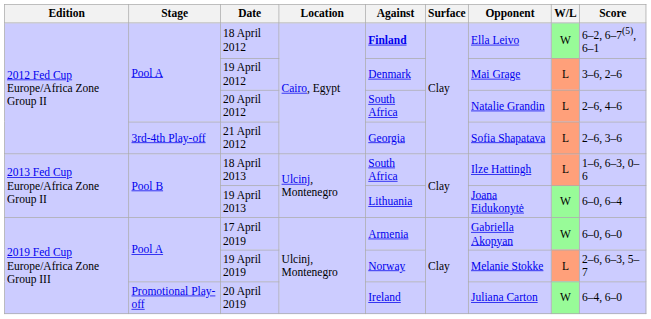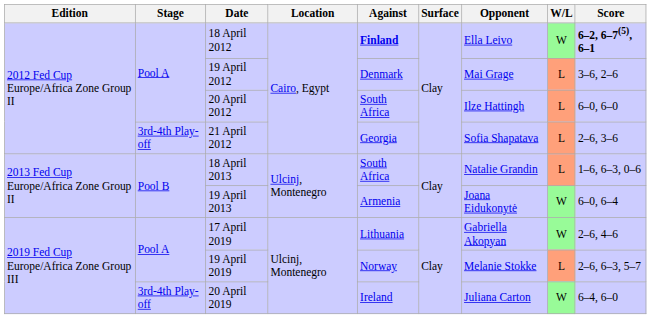(609, 40) normal -> (605, 40) bold
(508, 105) Natalie Grandin -> (494, 105) Ilze Hattingh
(602, 105) 2–6, 4–6 -> (598, 105) 6–0, 6–0
(501, 169) Ilze Hattingh -> (501, 169) Natalie Grandin
(390, 201) Lithuania -> (380, 201) Armenia
(388, 233) Armenia -> (382, 233) Lithuania
(602, 233) 6–0, 6–0 -> (598, 233) 2–6, 4–6
(173, 297) Promotional Play-off -> (168, 297) 3rd-4th Play-off
